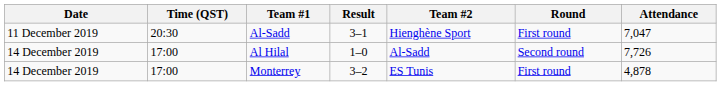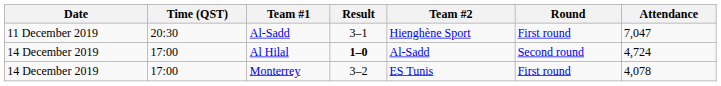(358, 52) normal -> (358, 52) bold
(638, 52) 7,726 -> (638, 52) 4,724
(638, 71) 4,878 -> (638, 71) 4,078
